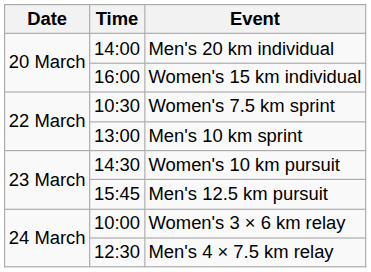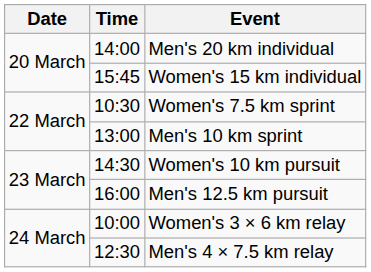(117, 77) 16:00 -> (117, 77) 15:45
(117, 194) 15:45 -> (117, 194) 16:00
